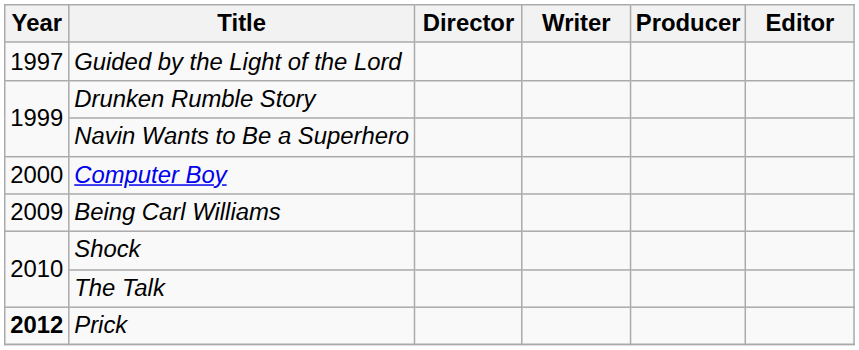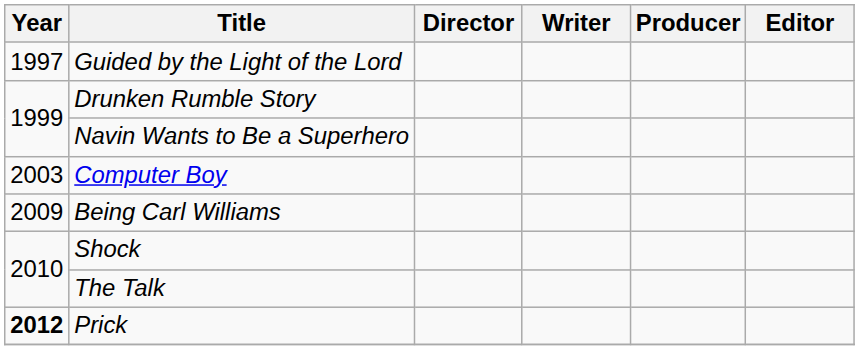(37, 174) 2000 -> (37, 174) 2003
